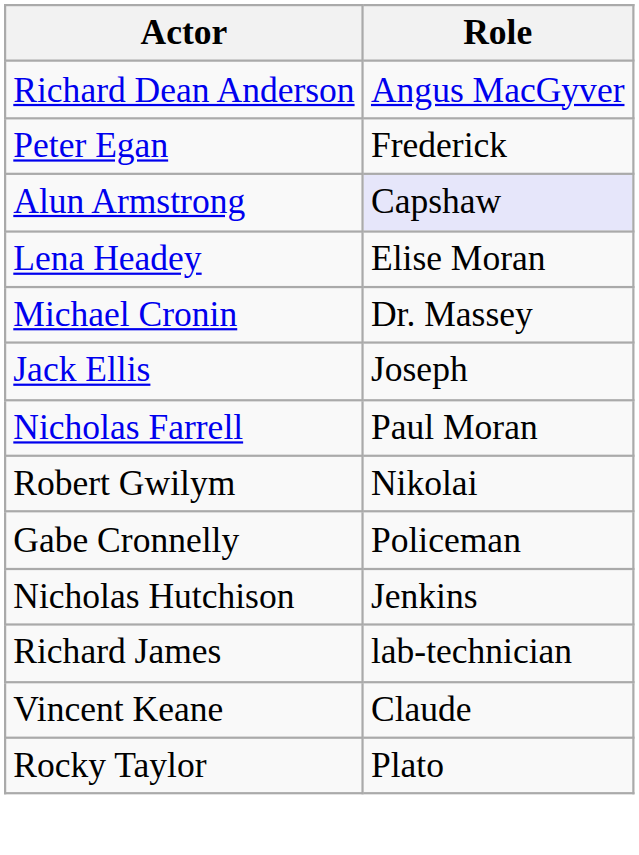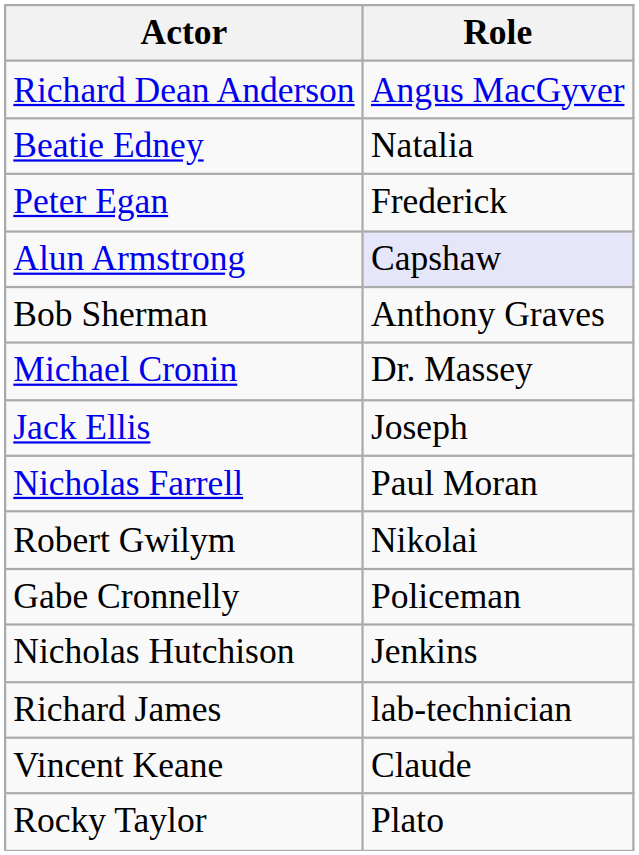+ row: (108, 145)
+ row: (110, 314)
- row: (107, 257)
